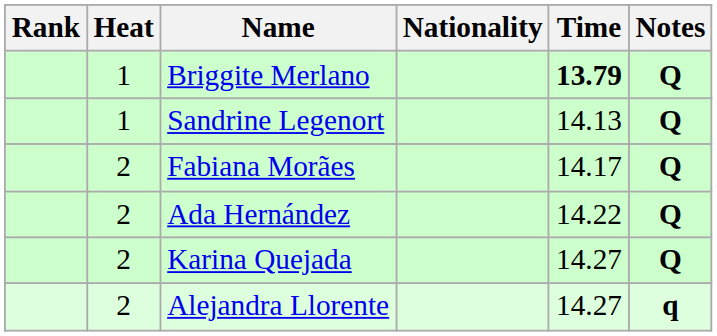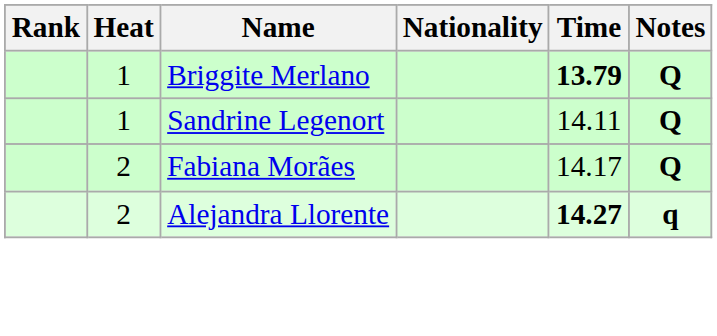(589, 120) 14.13 -> (589, 120) 14.11
- row: (259, 213)
- row: (259, 259)
(589, 306) normal -> (589, 213) bold
